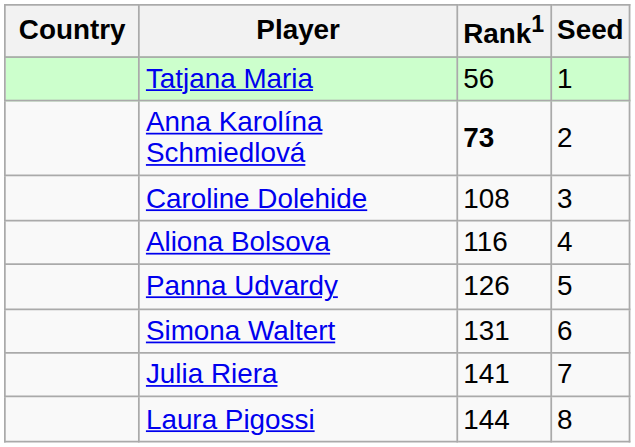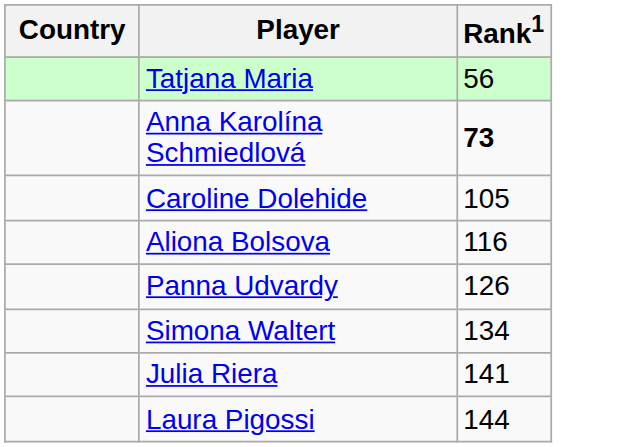- column: (590, 30)
(486, 197) 108 -> (486, 197) 105
(486, 330) 131 -> (486, 330) 134
